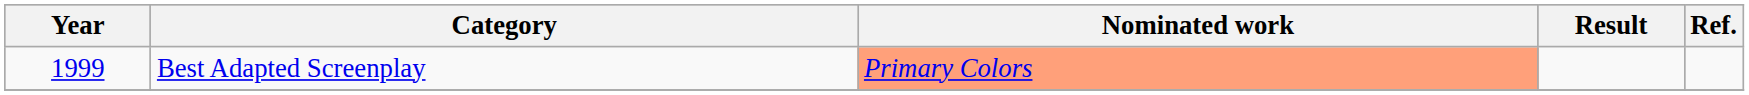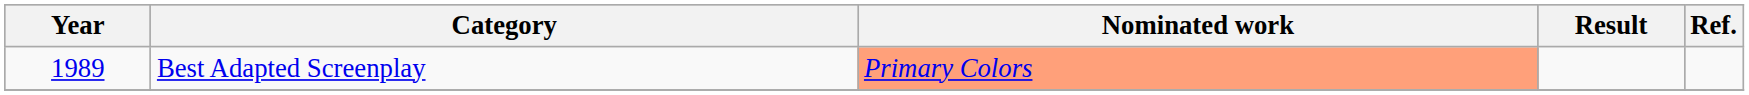(78, 68) 1999 -> (78, 68) 1989
